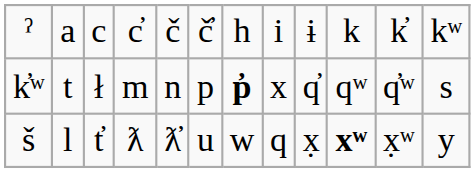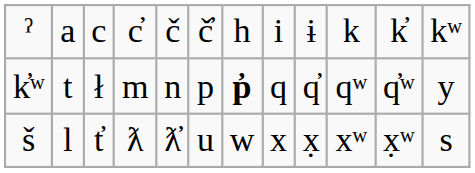(279, 85) x -> (279, 85) q
(446, 85) s -> (446, 85) y
(279, 139) q -> (279, 139) x
(351, 139) bold -> (351, 139) normal
(446, 139) y -> (446, 139) s
